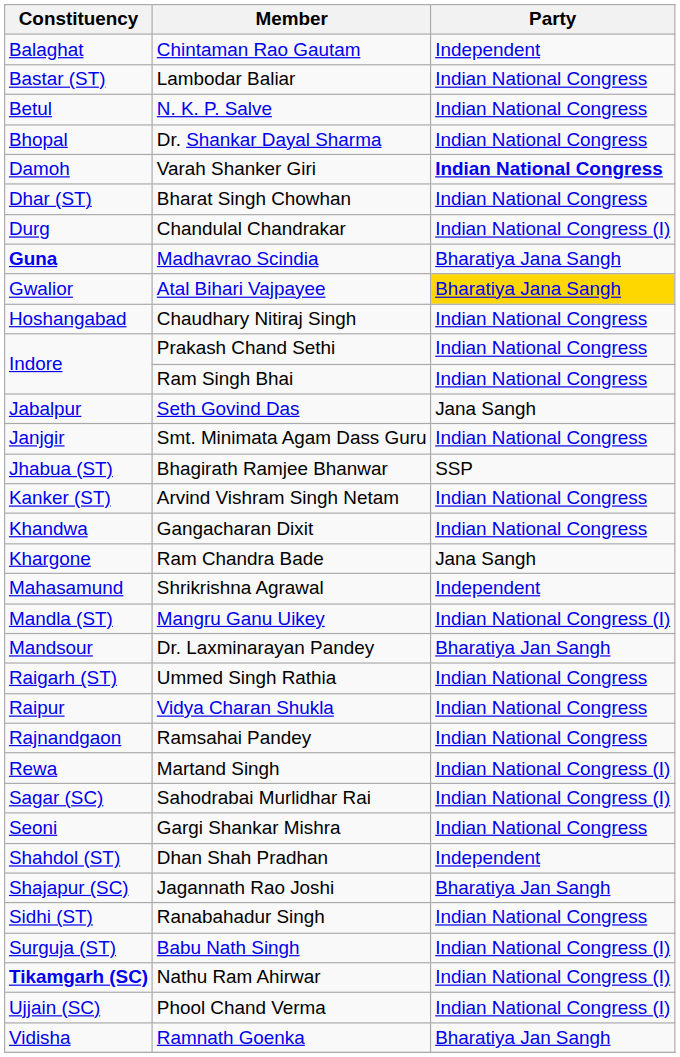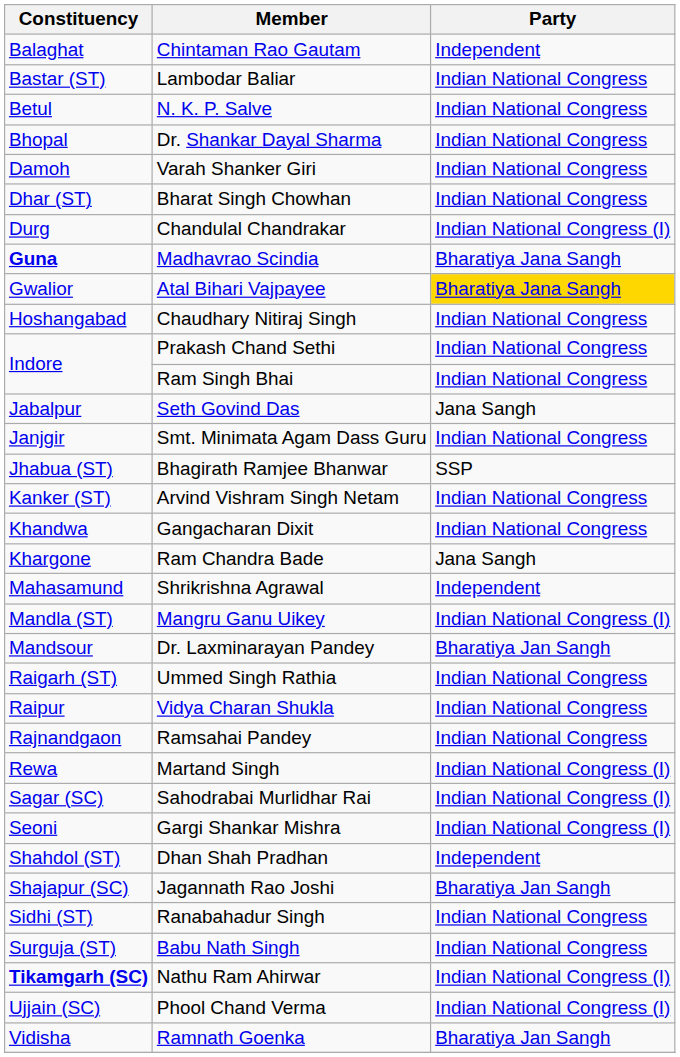(549, 169) bold -> (541, 169) normal
(541, 827) Indian National Congress -> (553, 827) Indian National Congress (I)
(553, 947) Indian National Congress (I) -> (541, 947) Indian National Congress
